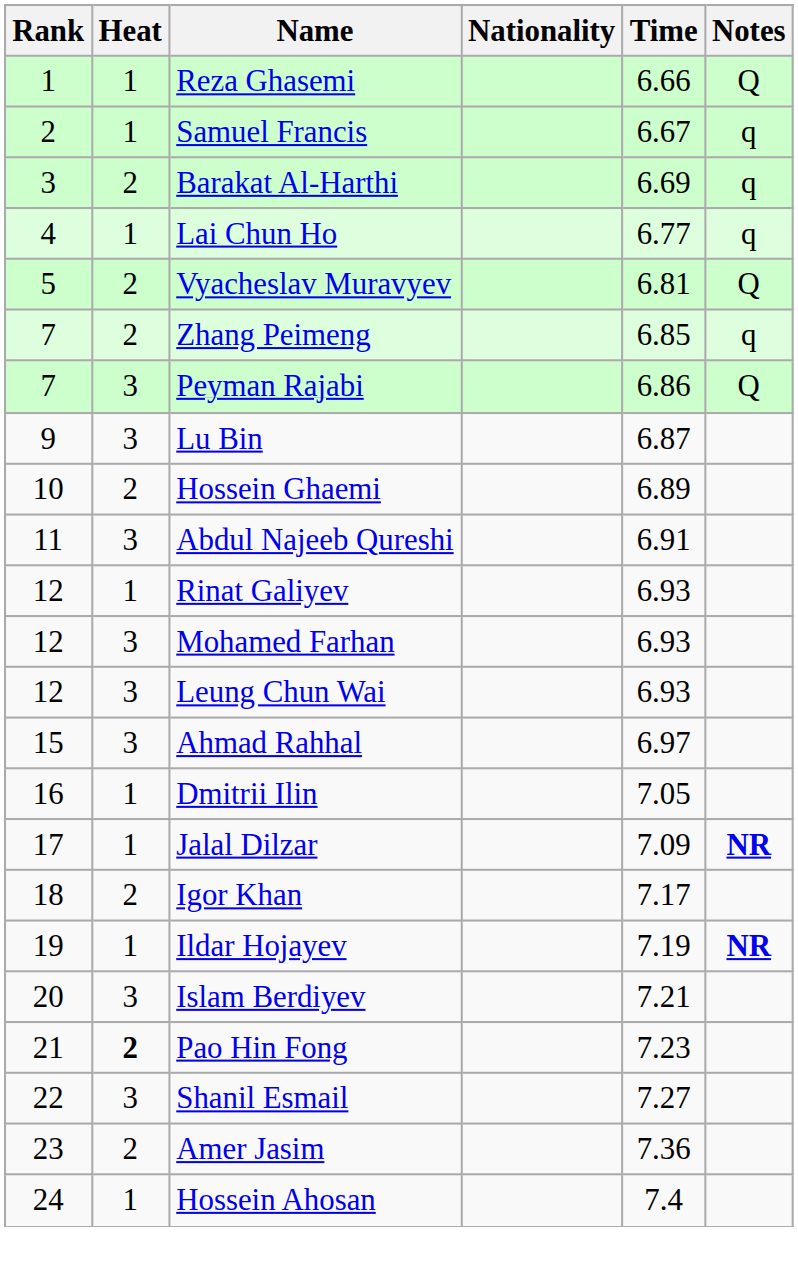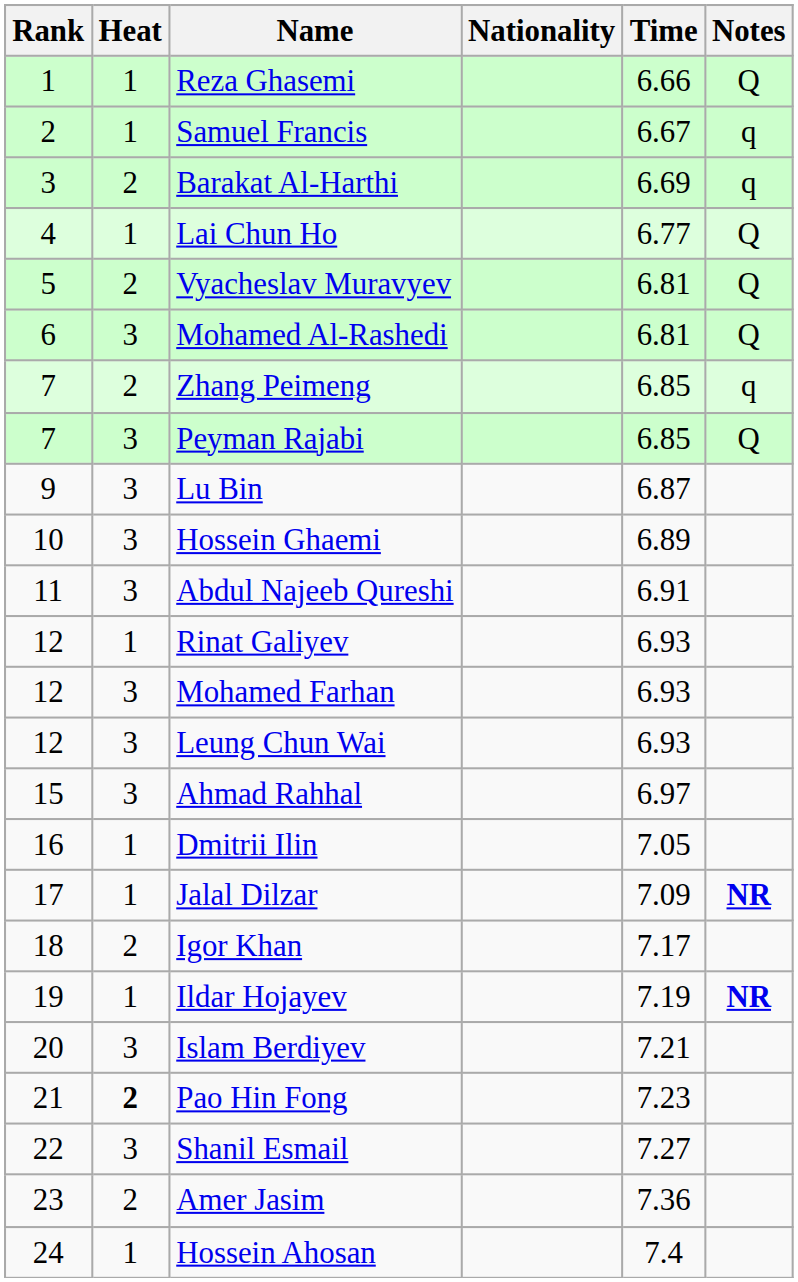(749, 233) q -> (749, 233) Q
+ row: (312, 335)
(664, 386) 6.86 -> (664, 437) 6.85
(130, 488) 2 -> (130, 538) 3
